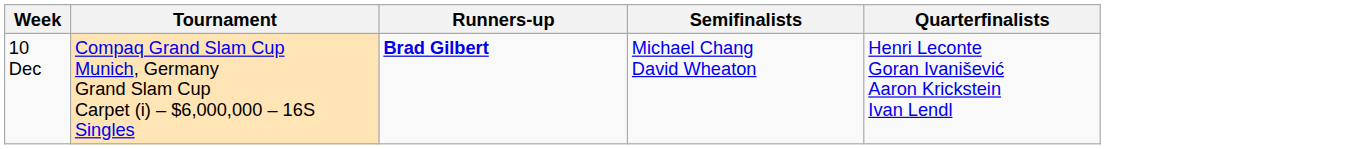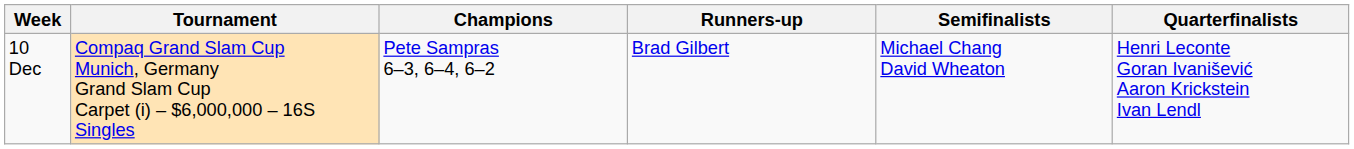+ column: (503, 19)
(436, 48) bold -> (680, 48) normal
